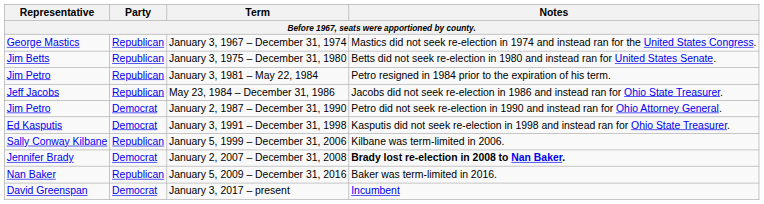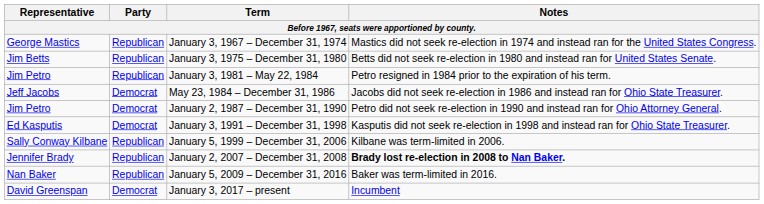(138, 92) Republican -> (135, 92) Democrat
(135, 158) Democrat -> (138, 158) Republican
